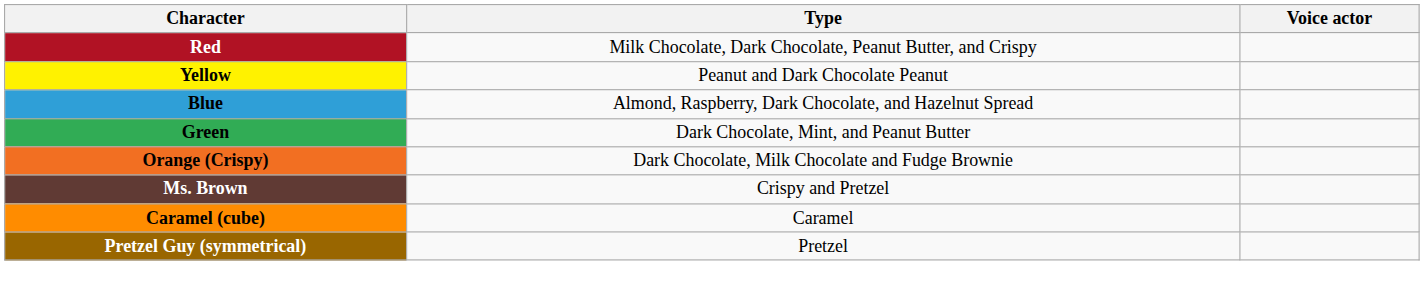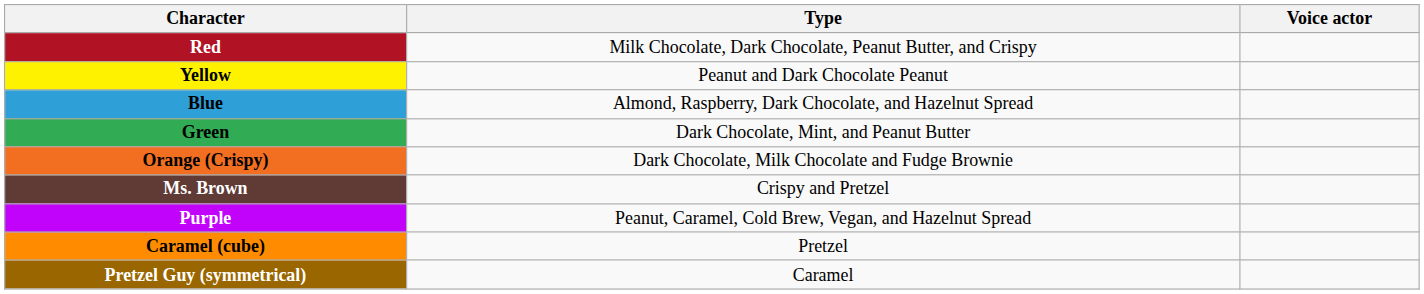+ row: (205, 217)
(823, 217) Caramel -> (823, 246) Pretzel
(823, 246) Pretzel -> (823, 274) Caramel
